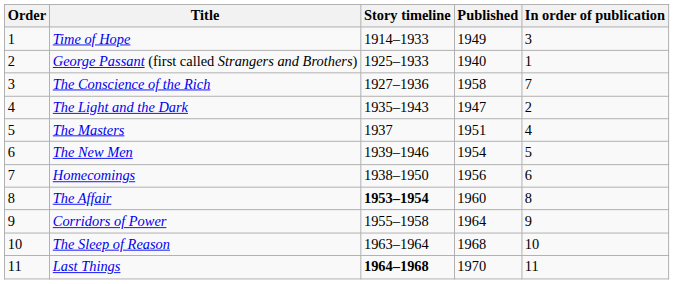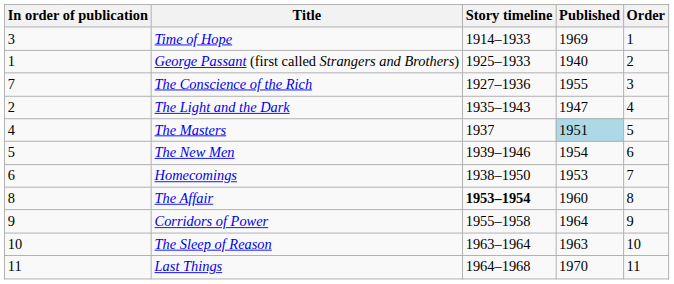columns swapped: (27, 15) <-> (595, 15)
(472, 38) 1949 -> (574, 38) 1969
(472, 84) 1958 -> (574, 84) 1955
(472, 130) no background -> (574, 130) lightblue background
(472, 175) 1956 -> (574, 175) 1953
(472, 244) 1968 -> (574, 244) 1963
(396, 267) bold -> (498, 267) normal
